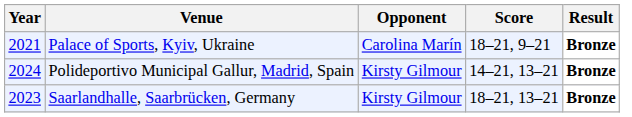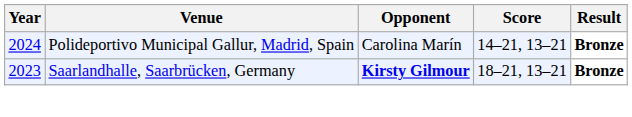- row: (151, 45)
(412, 71) Kirsty Gilmour -> (412, 45) Carolina Marín
(412, 98) normal -> (416, 71) bold
